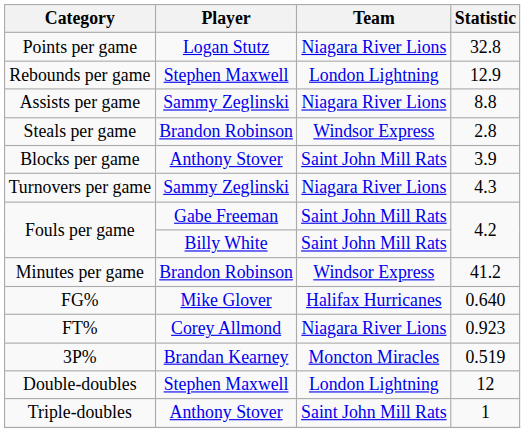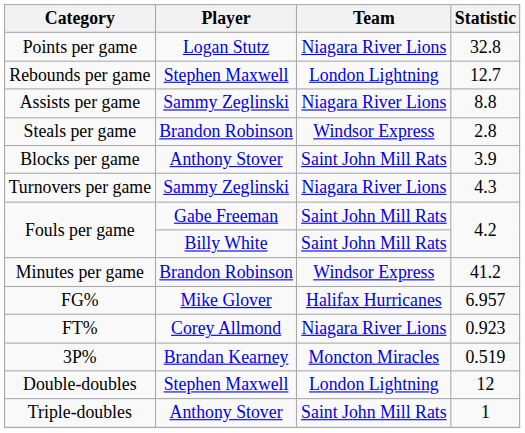(485, 74) 12.9 -> (485, 74) 12.7
(485, 300) 0.640 -> (485, 300) 6.957
